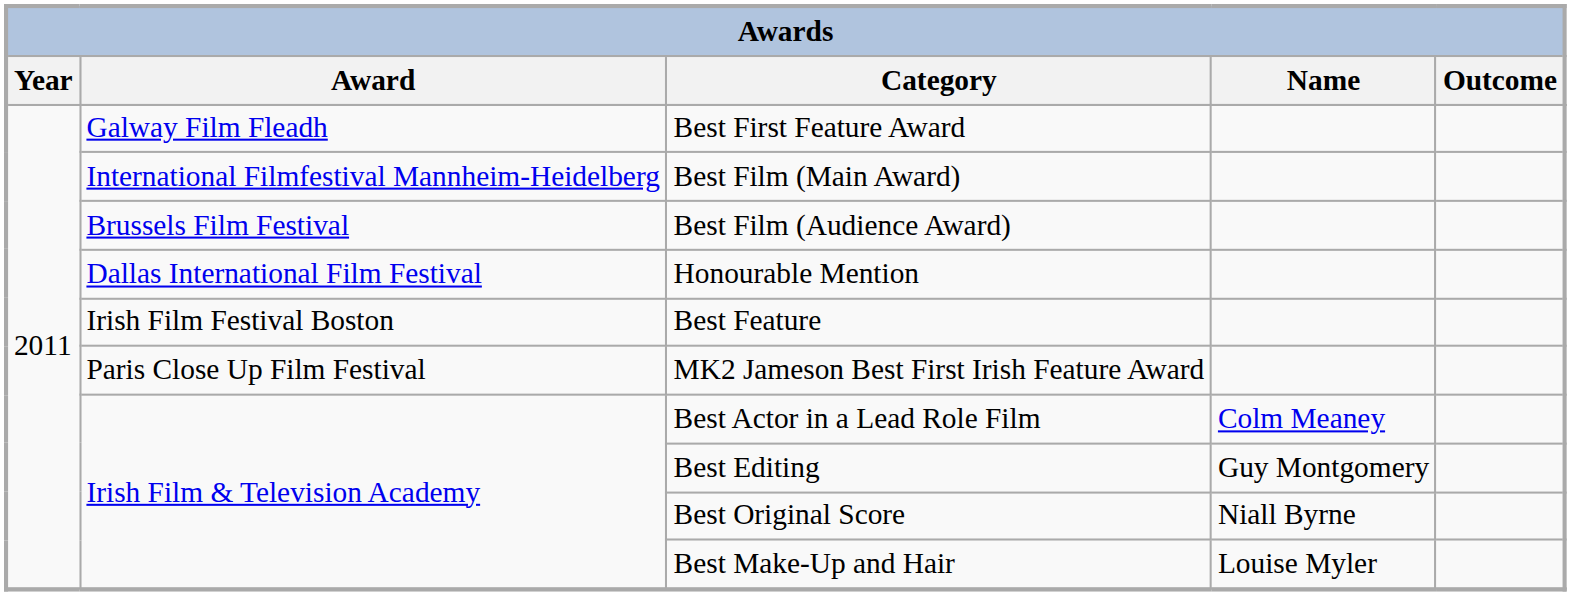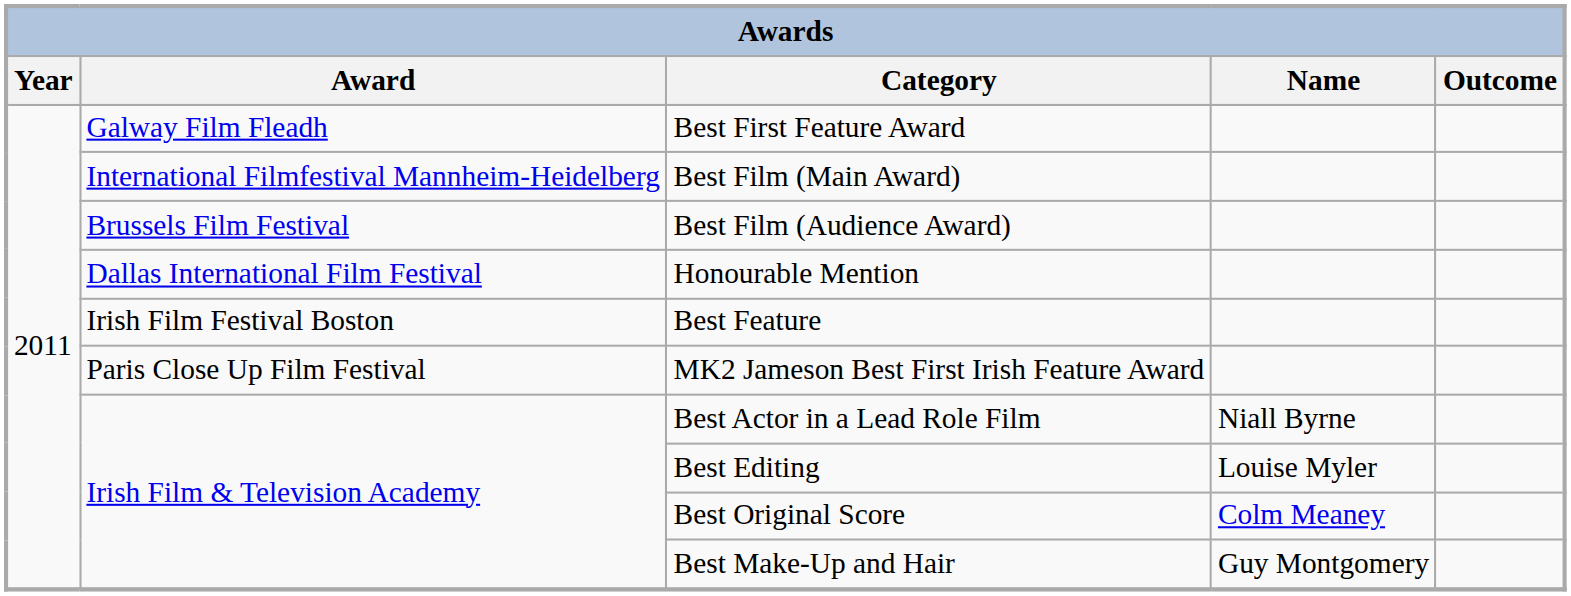(1302, 418) Colm Meaney -> (1287, 418) Niall Byrne
(1324, 467) Guy Montgomery -> (1297, 467) Louise Myler
(1287, 515) Niall Byrne -> (1302, 515) Colm Meaney
(1297, 564) Louise Myler -> (1324, 564) Guy Montgomery
